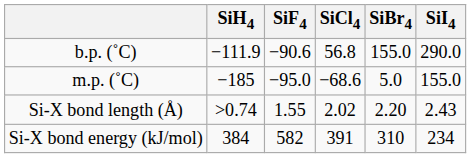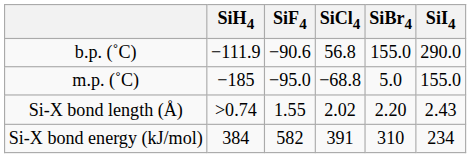(340, 80) −68.6 -> (340, 80) −68.8
